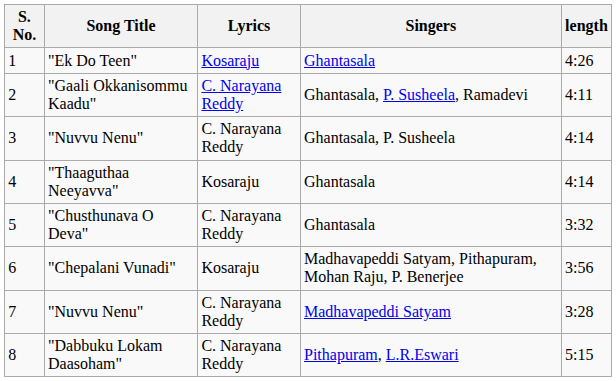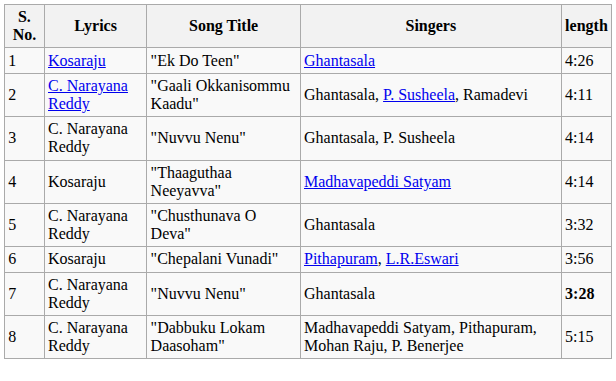columns swapped: (121, 26) <-> (249, 26)
(340, 181) Ghantasala -> (378, 181) Madhavapeddi Satyam
(420, 268) Madhavapeddi Satyam, Pithapuram, Mohan Raju, P. Benerjee -> (381, 259) Pithapuram, L.R.Eswari
(378, 311) Madhavapeddi Satyam -> (340, 293) Ghantasala
(579, 311) normal -> (580, 293) bold
(381, 355) Pithapuram, L.R.Eswari -> (420, 337) Madhavapeddi Satyam, Pithapuram, Mohan Raju, P. Benerjee
